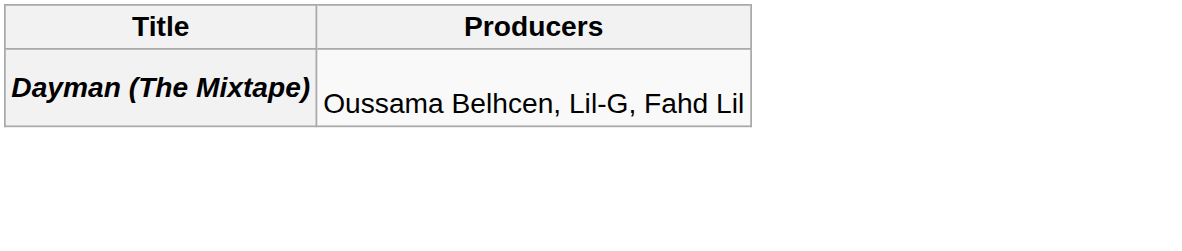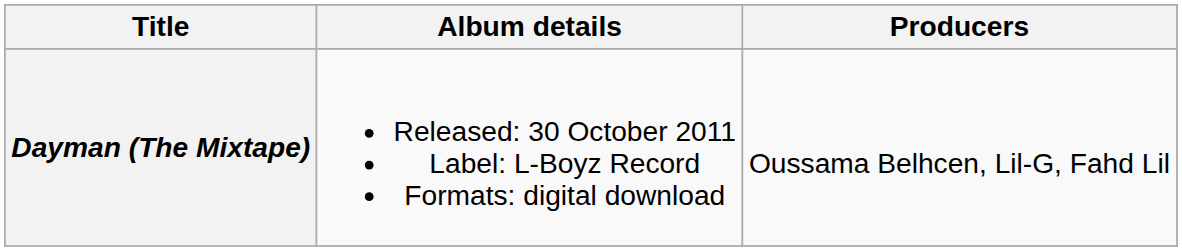+ column: (530, 26)
